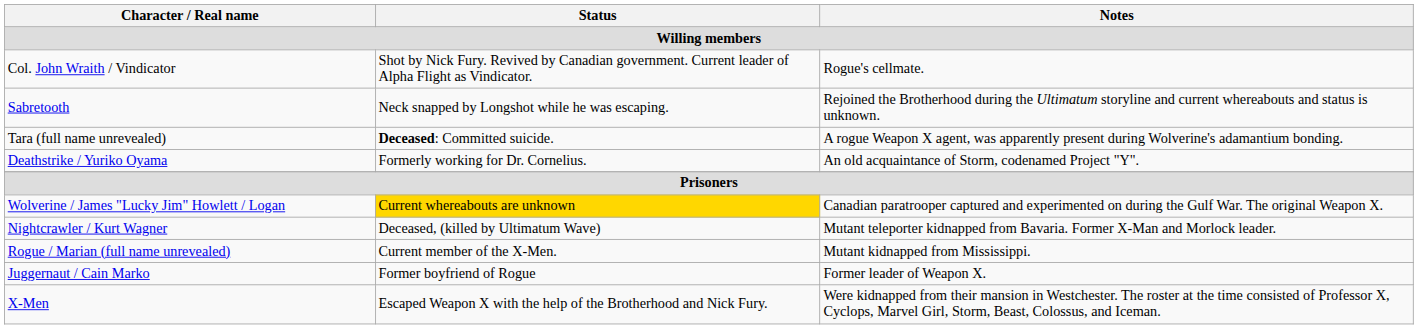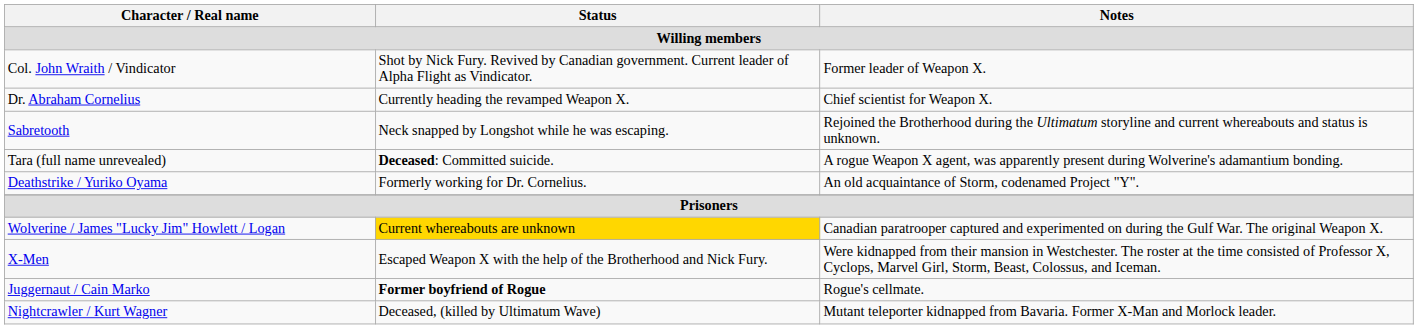(874, 68) Rogue's cellmate. -> (905, 68) Former leader of Weapon X.
+ row: (74, 99)
rows swapped: (87, 228) <-> (28, 304)
- row: (119, 251)
(457, 273) normal -> (462, 289) bold
(905, 273) Former leader of Weapon X. -> (874, 289) Rogue's cellmate.
